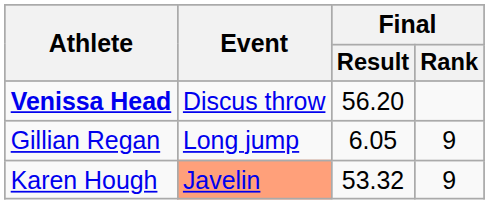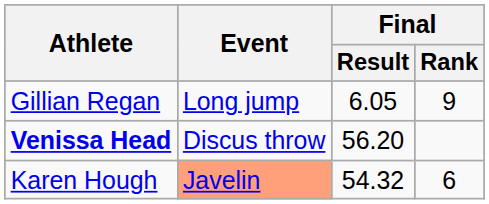rows swapped: (85, 141) <-> (91, 101)
(373, 180) 53.32 -> (373, 180) 54.32
(449, 180) 9 -> (449, 180) 6
